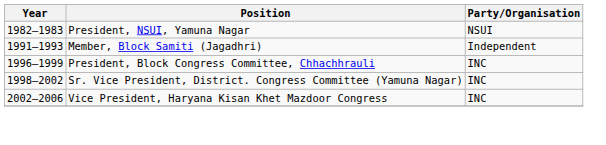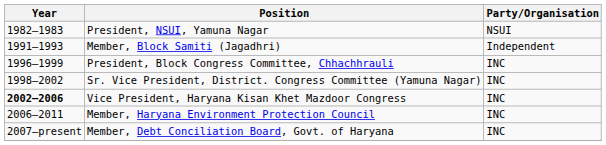(35, 98) normal -> (35, 98) bold
+ row: (231, 115)
+ row: (240, 132)
